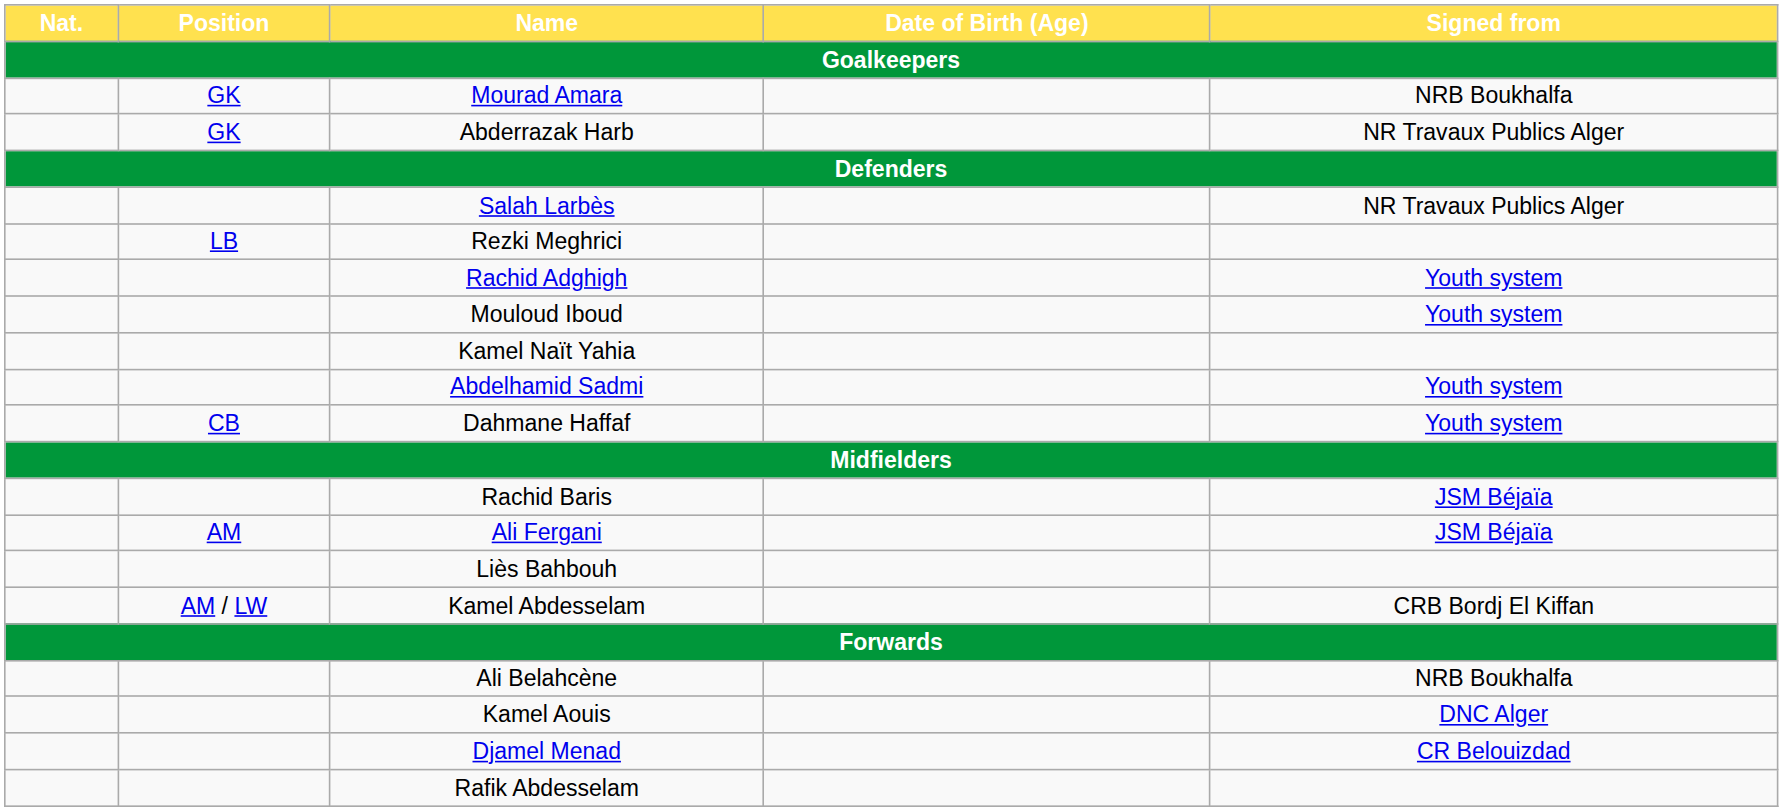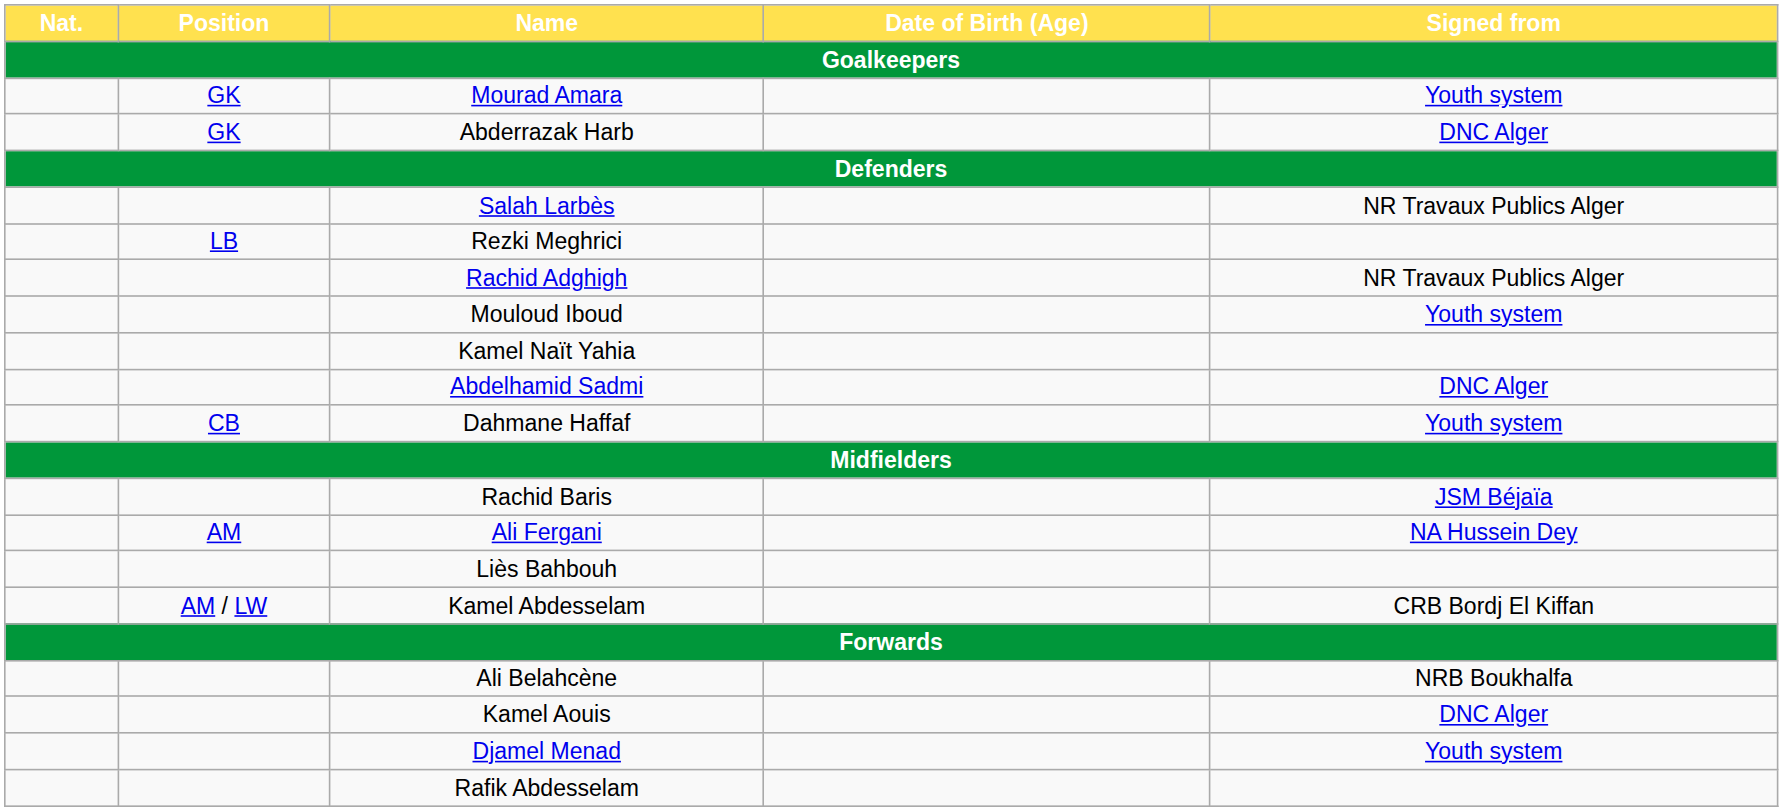(1494, 96) NRB Boukhalfa -> (1494, 96) Youth system
(1494, 133) NR Travaux Publics Alger -> (1494, 133) DNC Alger
(1494, 278) Youth system -> (1494, 278) NR Travaux Publics Alger
(1494, 387) Youth system -> (1494, 387) DNC Alger
(1494, 533) JSM Béjaïa -> (1494, 533) NA Hussein Dey
(1494, 751) CR Belouizdad -> (1494, 751) Youth system
